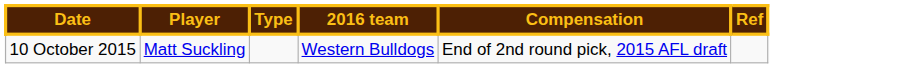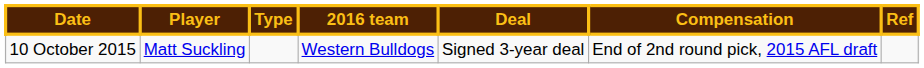+ column: (513, 20)
